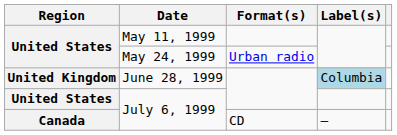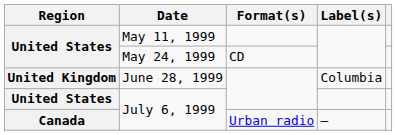(272, 57) Urban radio -> (237, 57) CD
(351, 78) lightblue background -> (351, 78) no background
(237, 120) CD -> (272, 120) Urban radio
